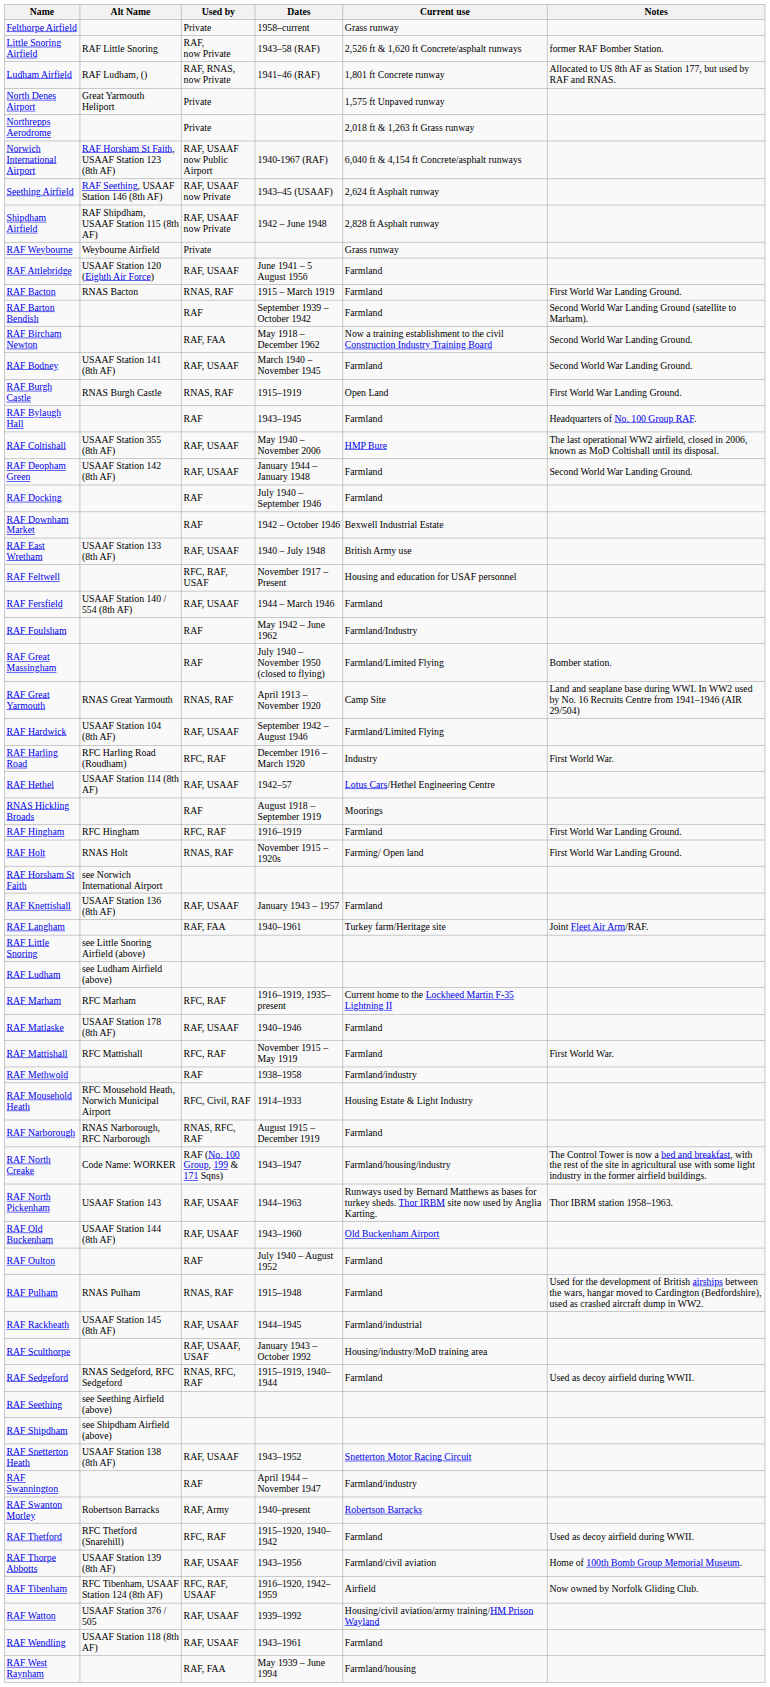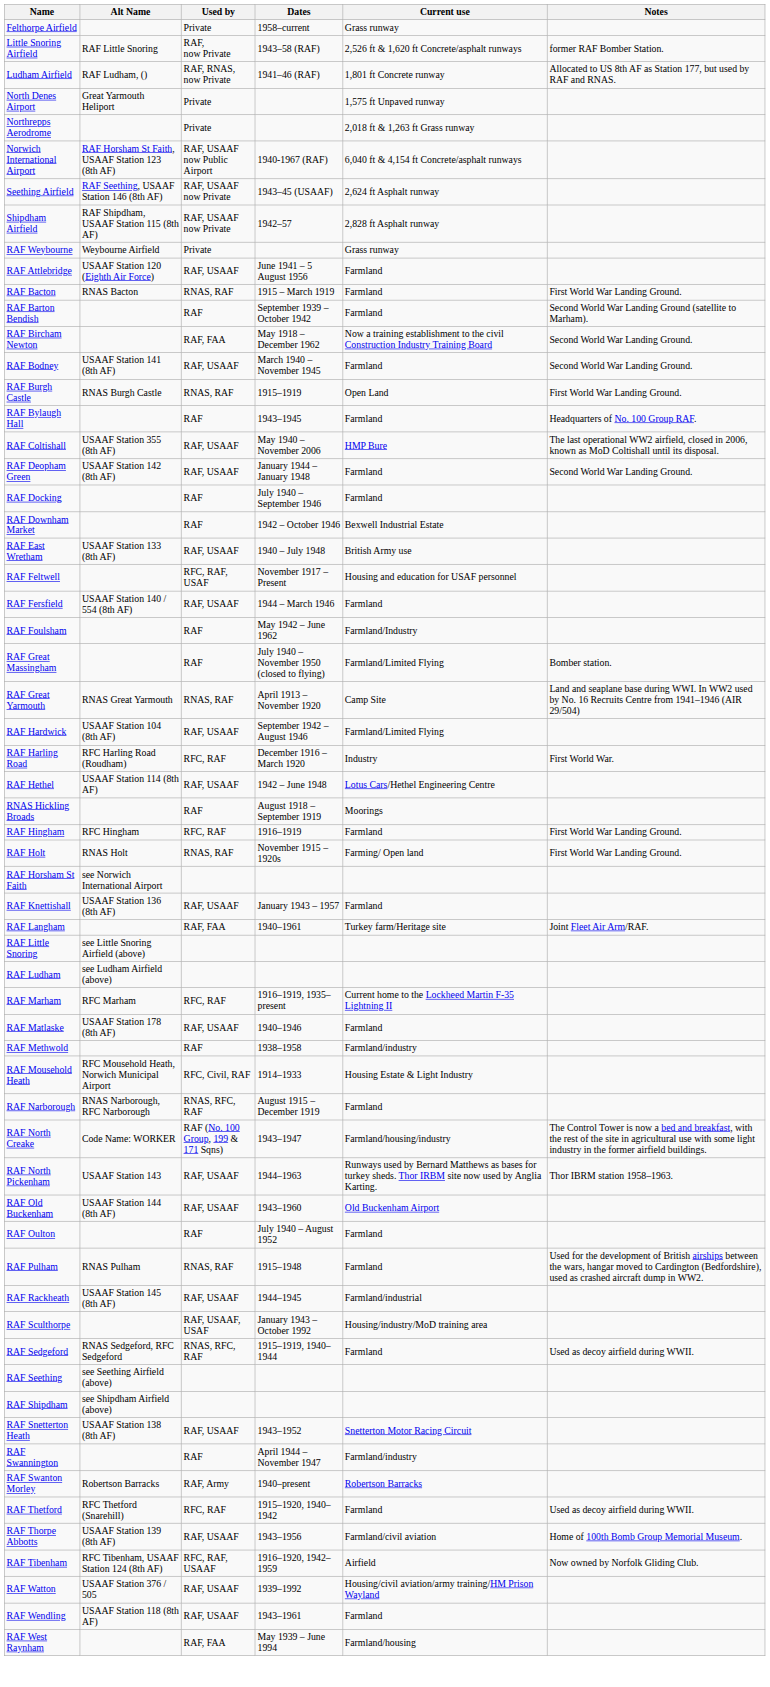(292, 223) 1942 – June 1948 -> (275, 223) 1942–57
(275, 785) 1942–57 -> (292, 785) 1942 – June 1948
- row: (37, 1054)
